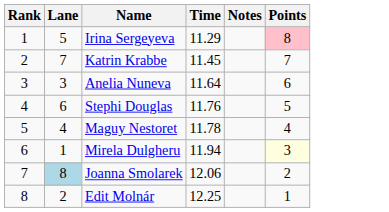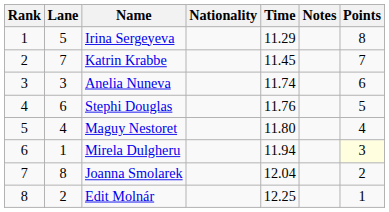+ column: (223, 15)
(287, 38) pink background -> (362, 38) no background
(205, 83) 11.64 -> (280, 83) 11.74
(205, 128) 11.78 -> (280, 128) 11.80
(63, 173) lightblue background -> (63, 173) no background
(205, 173) 12.06 -> (280, 173) 12.04
